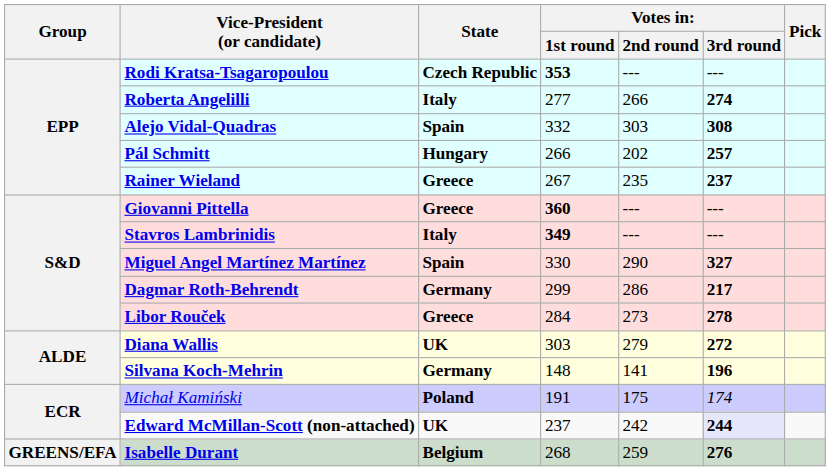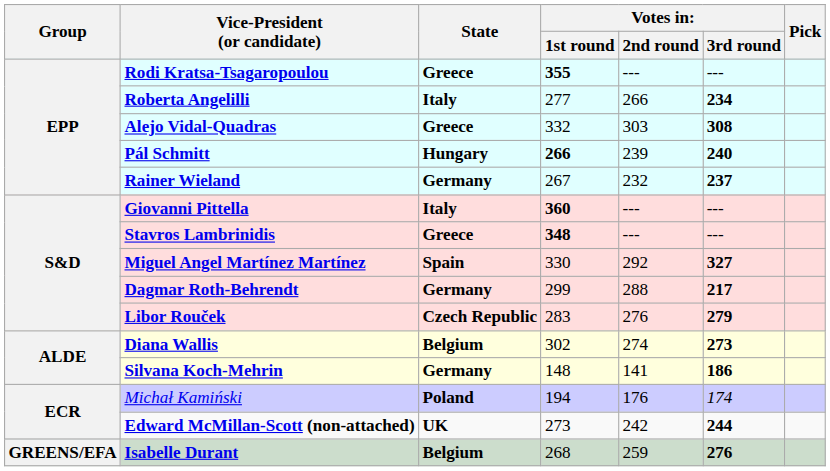(480, 72) Czech Republic -> (448, 72) Greece
(558, 72) 353 -> (558, 72) 355
(720, 99) 274 -> (720, 99) 234
(443, 126) Spain -> (448, 126) Greece
(558, 153) normal -> (558, 153) bold
(635, 153) 202 -> (635, 153) 239
(720, 153) 257 -> (720, 153) 240
(448, 180) Greece -> (457, 180) Germany
(635, 180) 235 -> (635, 180) 232
(448, 208) Greece -> (440, 208) Italy
(440, 235) Italy -> (448, 235) Greece
(558, 235) 349 -> (558, 235) 348
(635, 262) 290 -> (635, 262) 292
(635, 289) 286 -> (635, 289) 288
(448, 316) Greece -> (480, 316) Czech Republic
(558, 316) 284 -> (558, 316) 283
(635, 316) 273 -> (635, 316) 276
(720, 316) 278 -> (720, 316) 279
(435, 343) UK -> (453, 343) Belgium
(558, 343) 303 -> (558, 343) 302
(635, 343) 279 -> (635, 343) 274
(720, 343) 272 -> (720, 343) 273
(720, 371) 196 -> (720, 371) 186
(558, 398) 191 -> (558, 398) 194
(635, 398) 175 -> (635, 398) 176
(558, 425) 237 -> (558, 425) 273
(720, 425) lavender background -> (720, 425) no background
